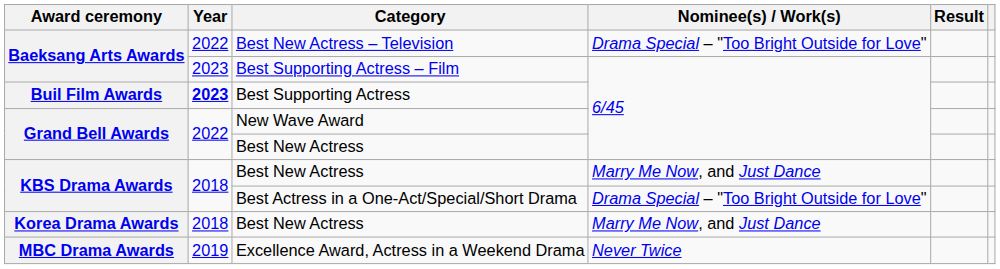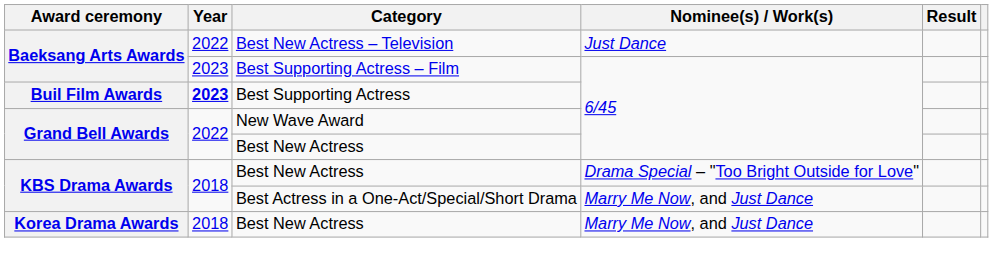(759, 43) Drama Special – "Too Bright Outside for Love" -> (625, 43) Just Dance
(706, 172) Marry Me Now, and Just Dance -> (752, 172) Drama Special – "Too Bright Outside for Love"
(759, 198) Drama Special – "Too Bright Outside for Love" -> (699, 198) Marry Me Now, and Just Dance
- row: (96, 250)
